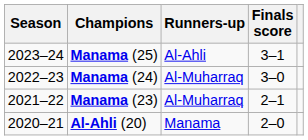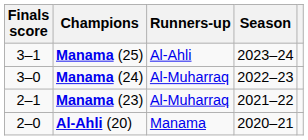columns swapped: (36, 24) <-> (273, 24)
